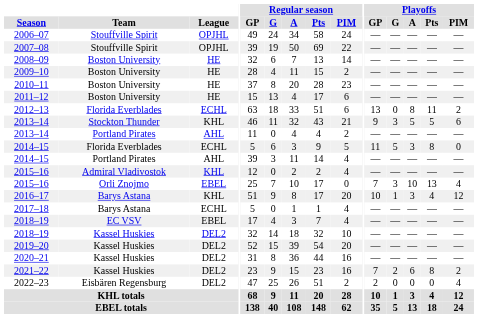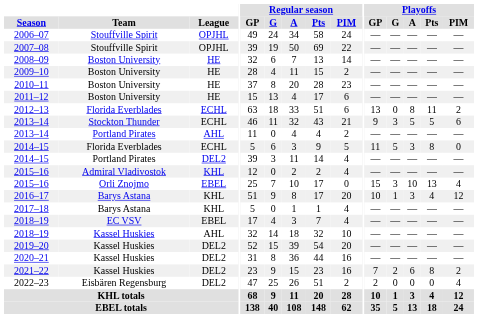(214, 121) KHL -> (214, 121) ECHL
(214, 159) AHL -> (214, 159) DEL2
(375, 183) 7 -> (375, 183) 15
(214, 208) ECHL -> (214, 208) KHL
(214, 233) DEL2 -> (214, 233) AHL
